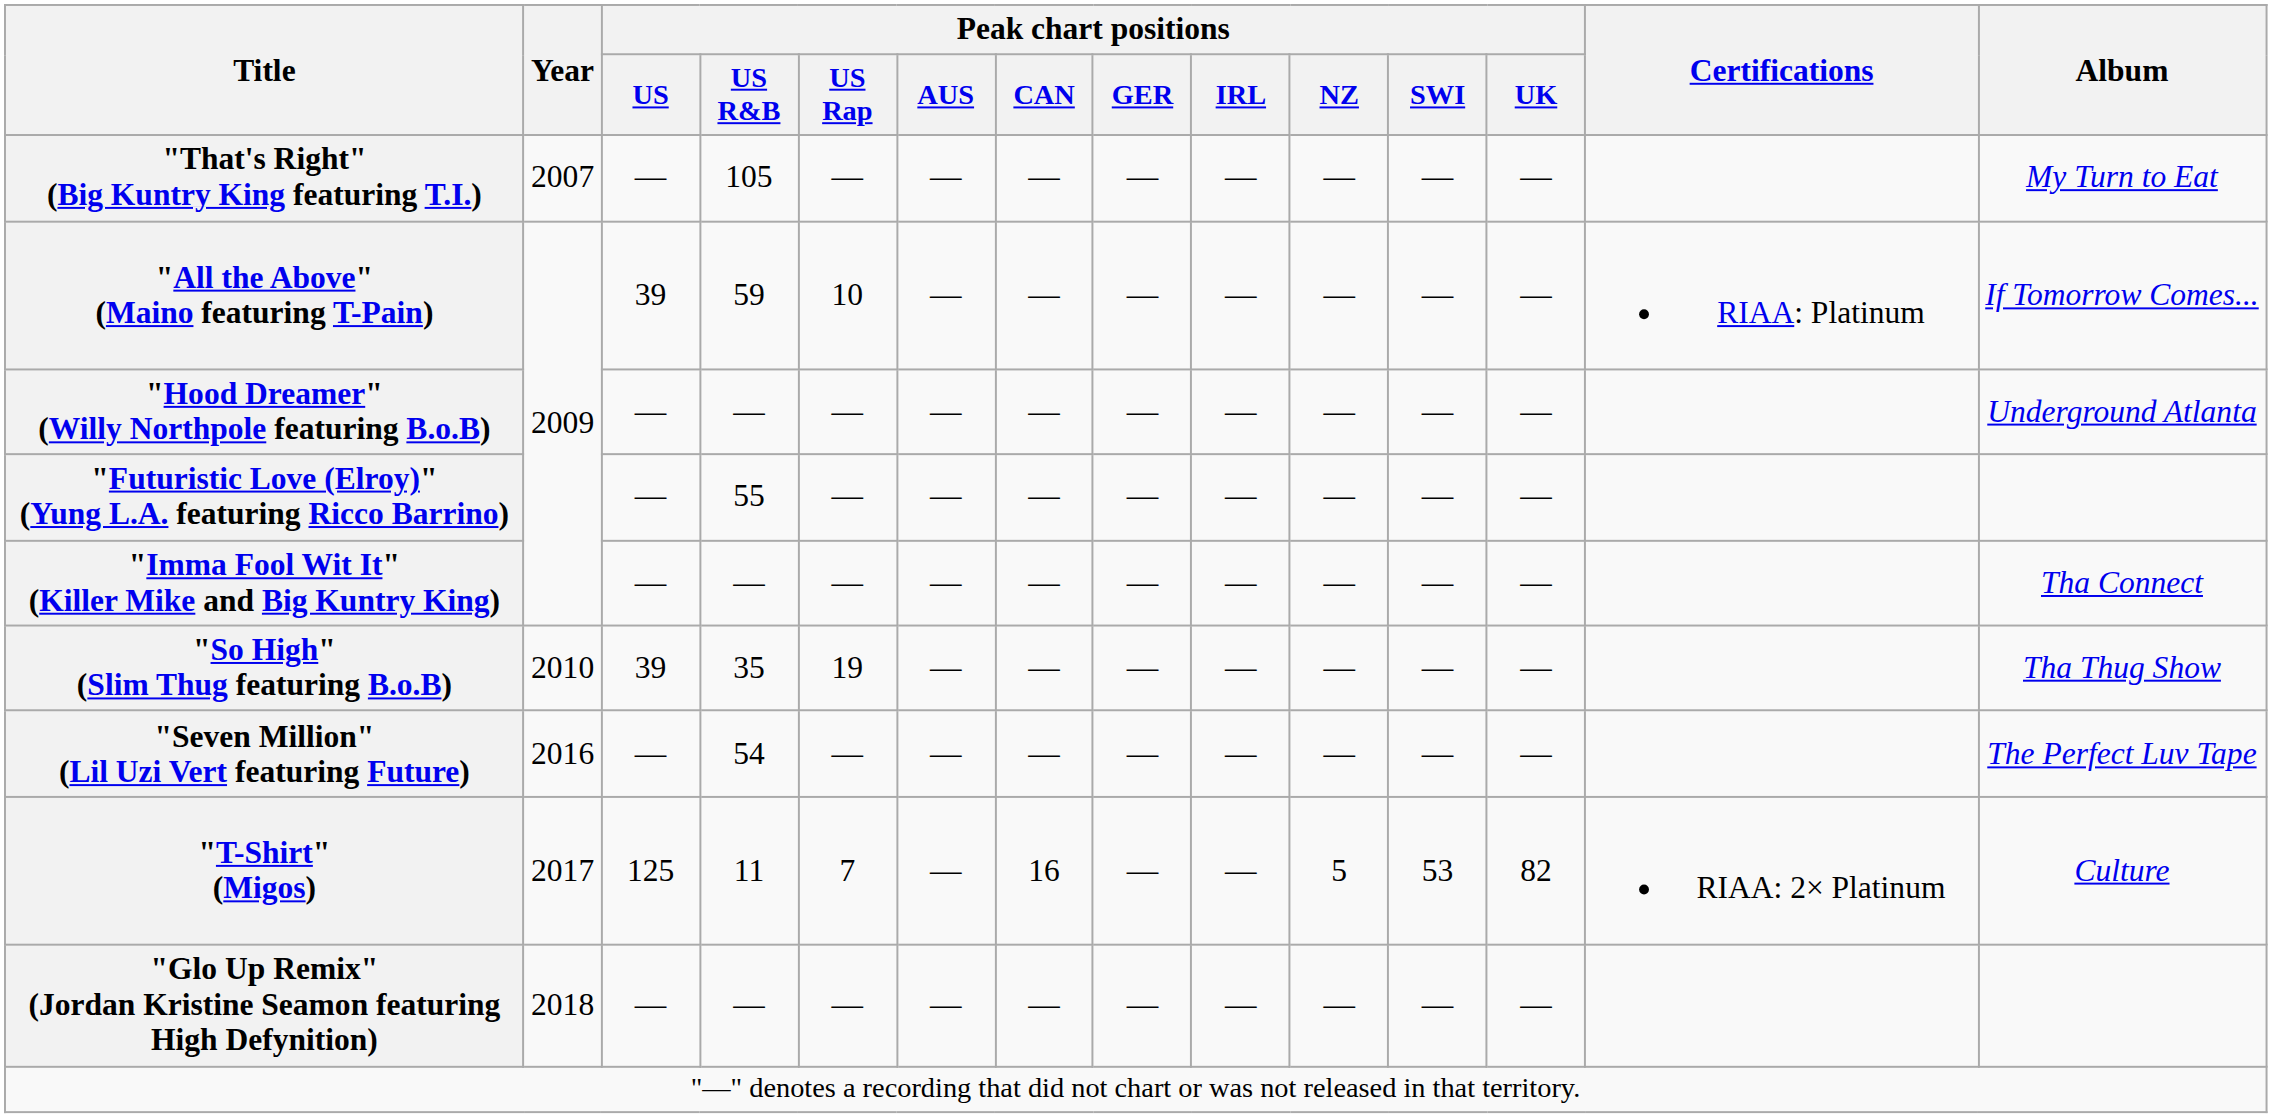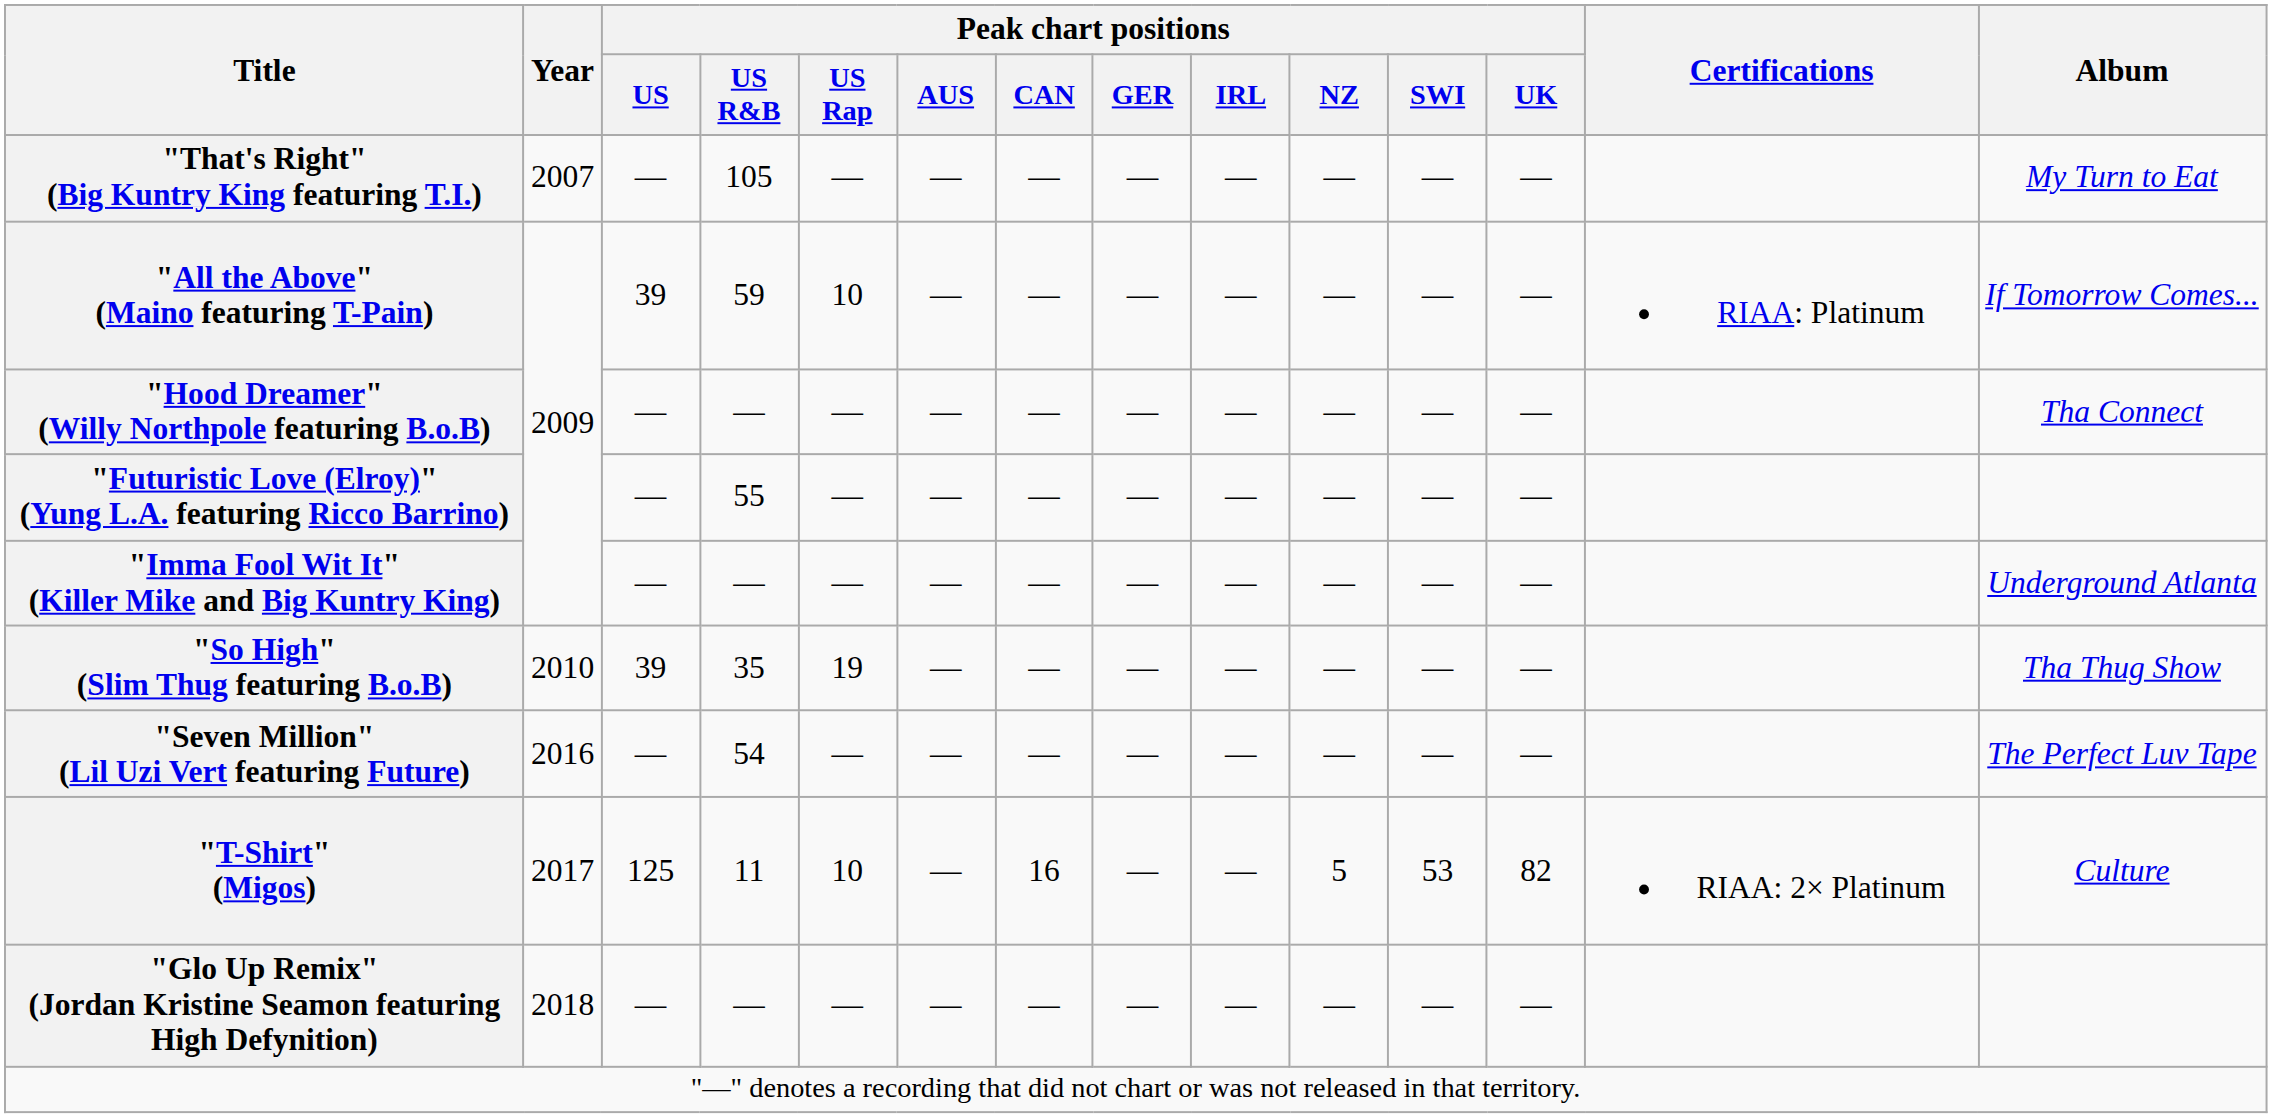(2122, 411) Underground Atlanta -> (2122, 411) Tha Connect
(2122, 582) Tha Connect -> (2122, 582) Underground Atlanta
(847, 870) 7 -> (847, 870) 10
